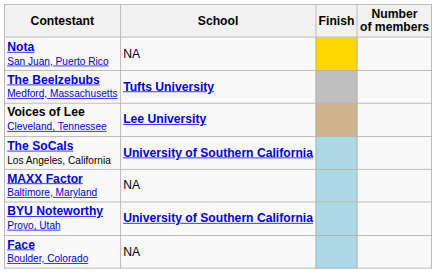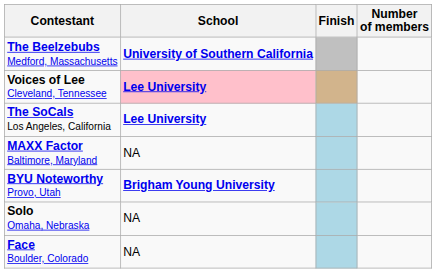- row: (58, 53)
(169, 86) Tufts University -> (218, 53) University of Southern California
(165, 119) no background -> (165, 86) pink background
(218, 152) University of Southern California -> (165, 119) Lee University
(218, 218) University of Southern California -> (199, 185) Brigham Young University
+ row: (48, 218)
